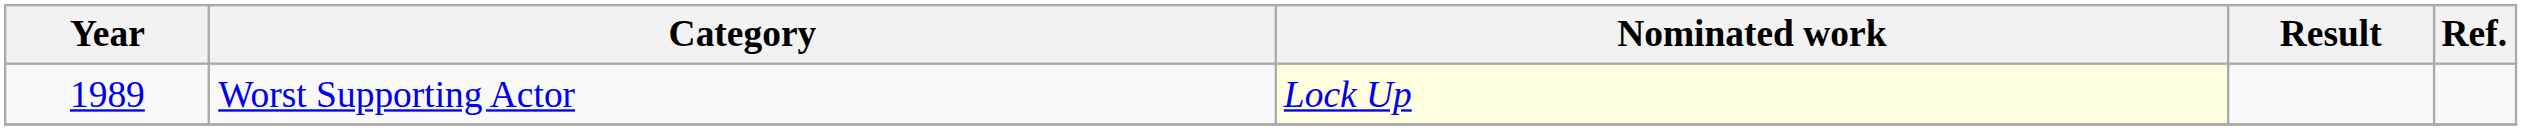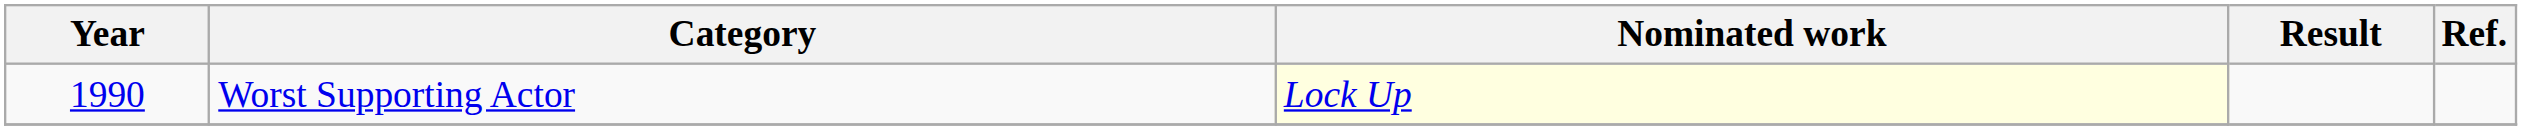(107, 93) 1989 -> (107, 93) 1990
